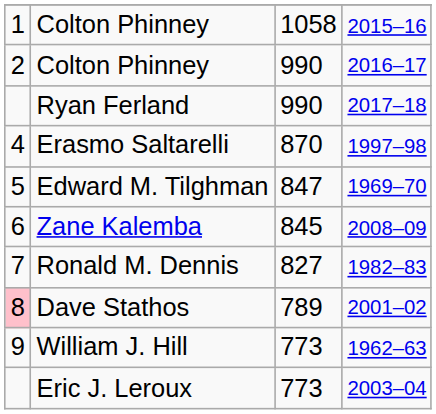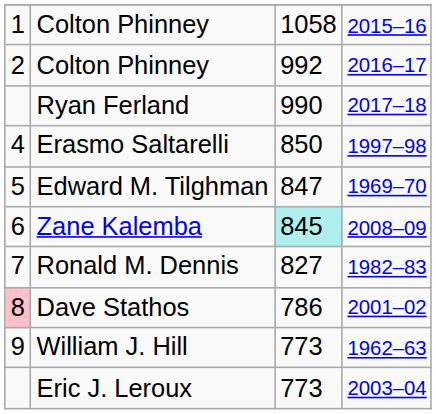(301, 65) 990 -> (301, 65) 992
(301, 145) 870 -> (301, 145) 850
(301, 226) no background -> (301, 226) paleturquoise background
(301, 307) 789 -> (301, 307) 786
